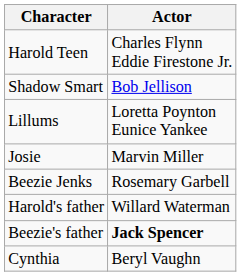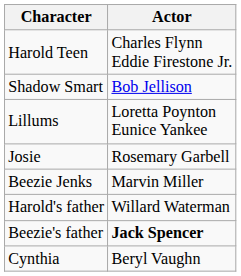(157, 156) Marvin Miller -> (170, 156) Rosemary Garbell
(170, 181) Rosemary Garbell -> (157, 181) Marvin Miller
